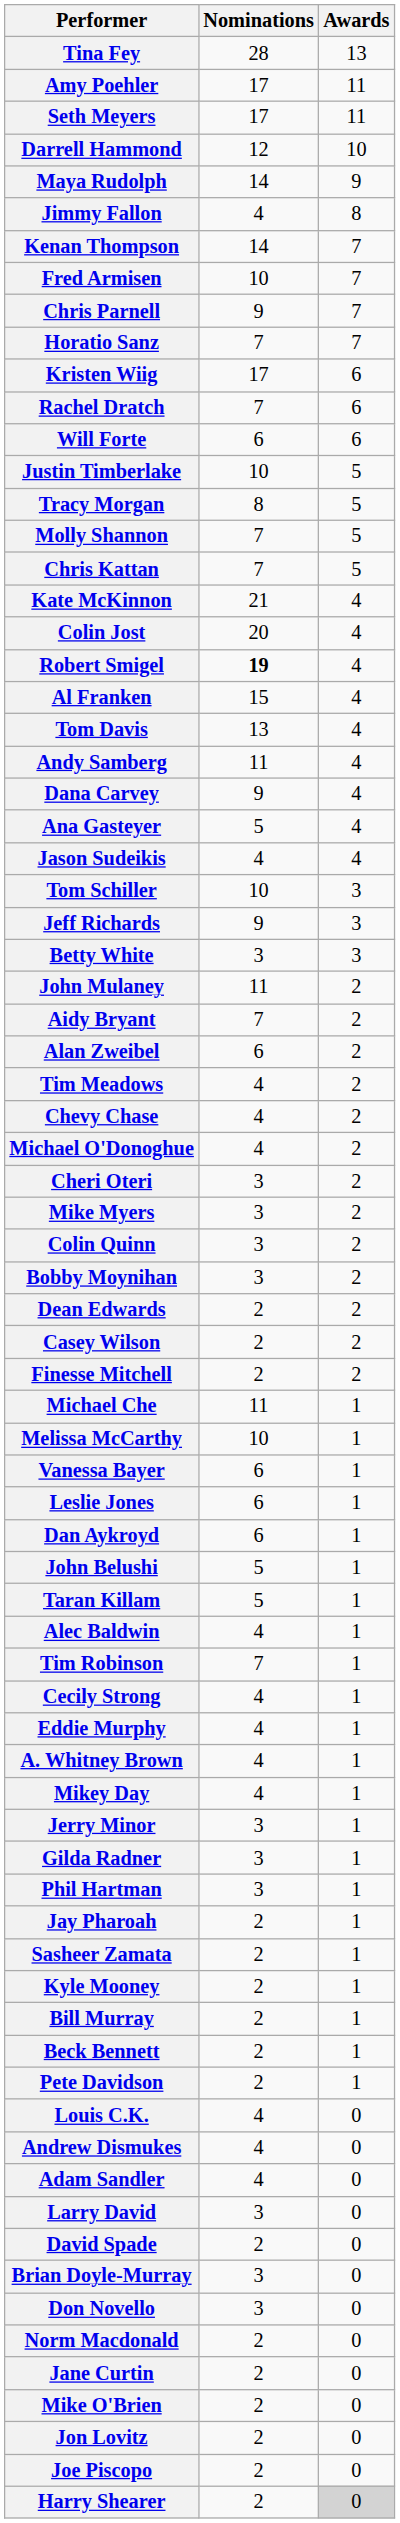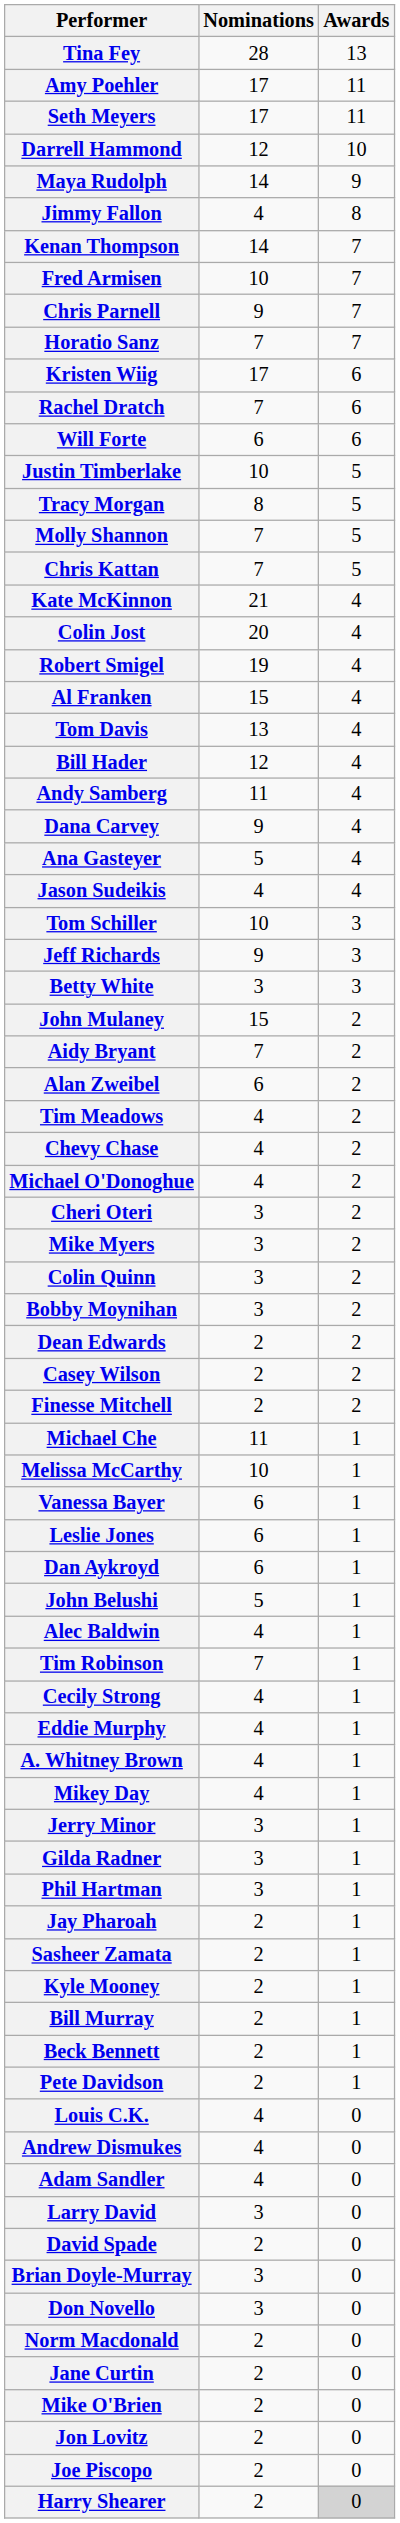(259, 665) bold -> (259, 665) normal
+ row: (102, 761)
(259, 987) 11 -> (259, 1019) 15
- row: (102, 1599)
